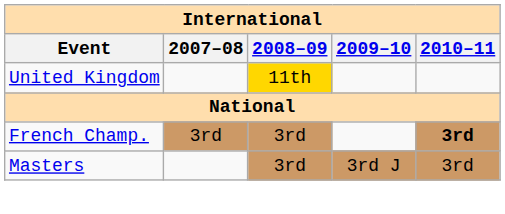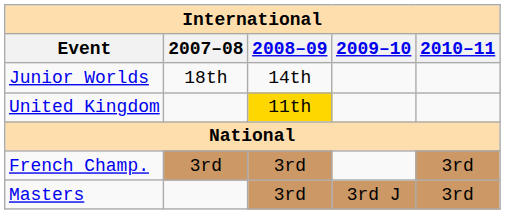+ row: (79, 78)
(458, 136) bold -> (458, 166) normal
